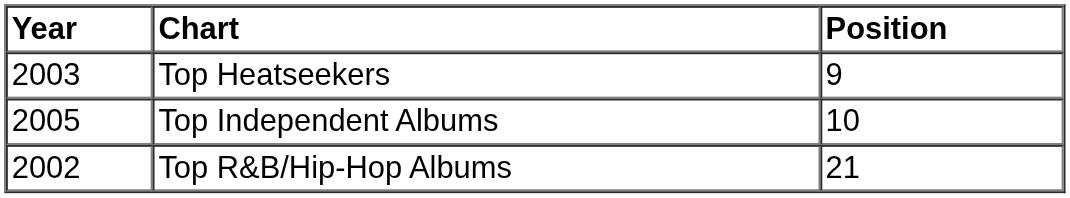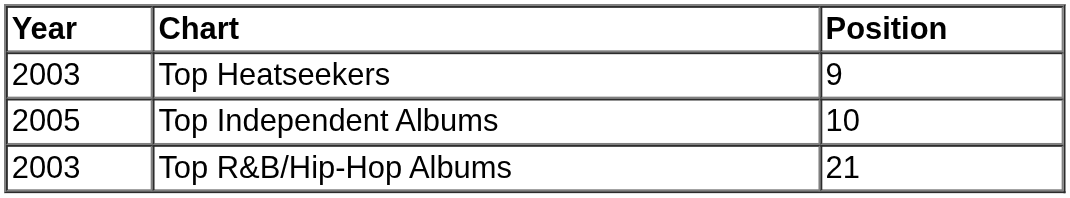(46, 167) 2002 -> (46, 167) 2003
